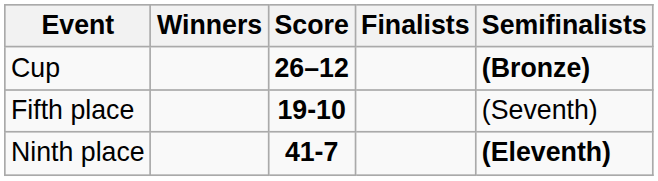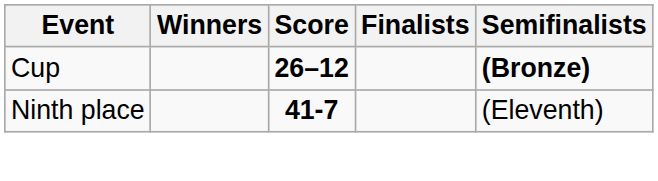- row: (73, 110)
(546, 152) bold -> (543, 110) normal
